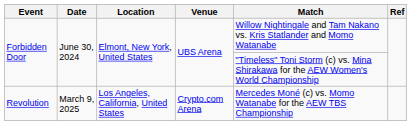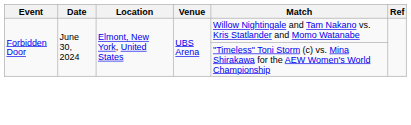- row: (28, 103)
